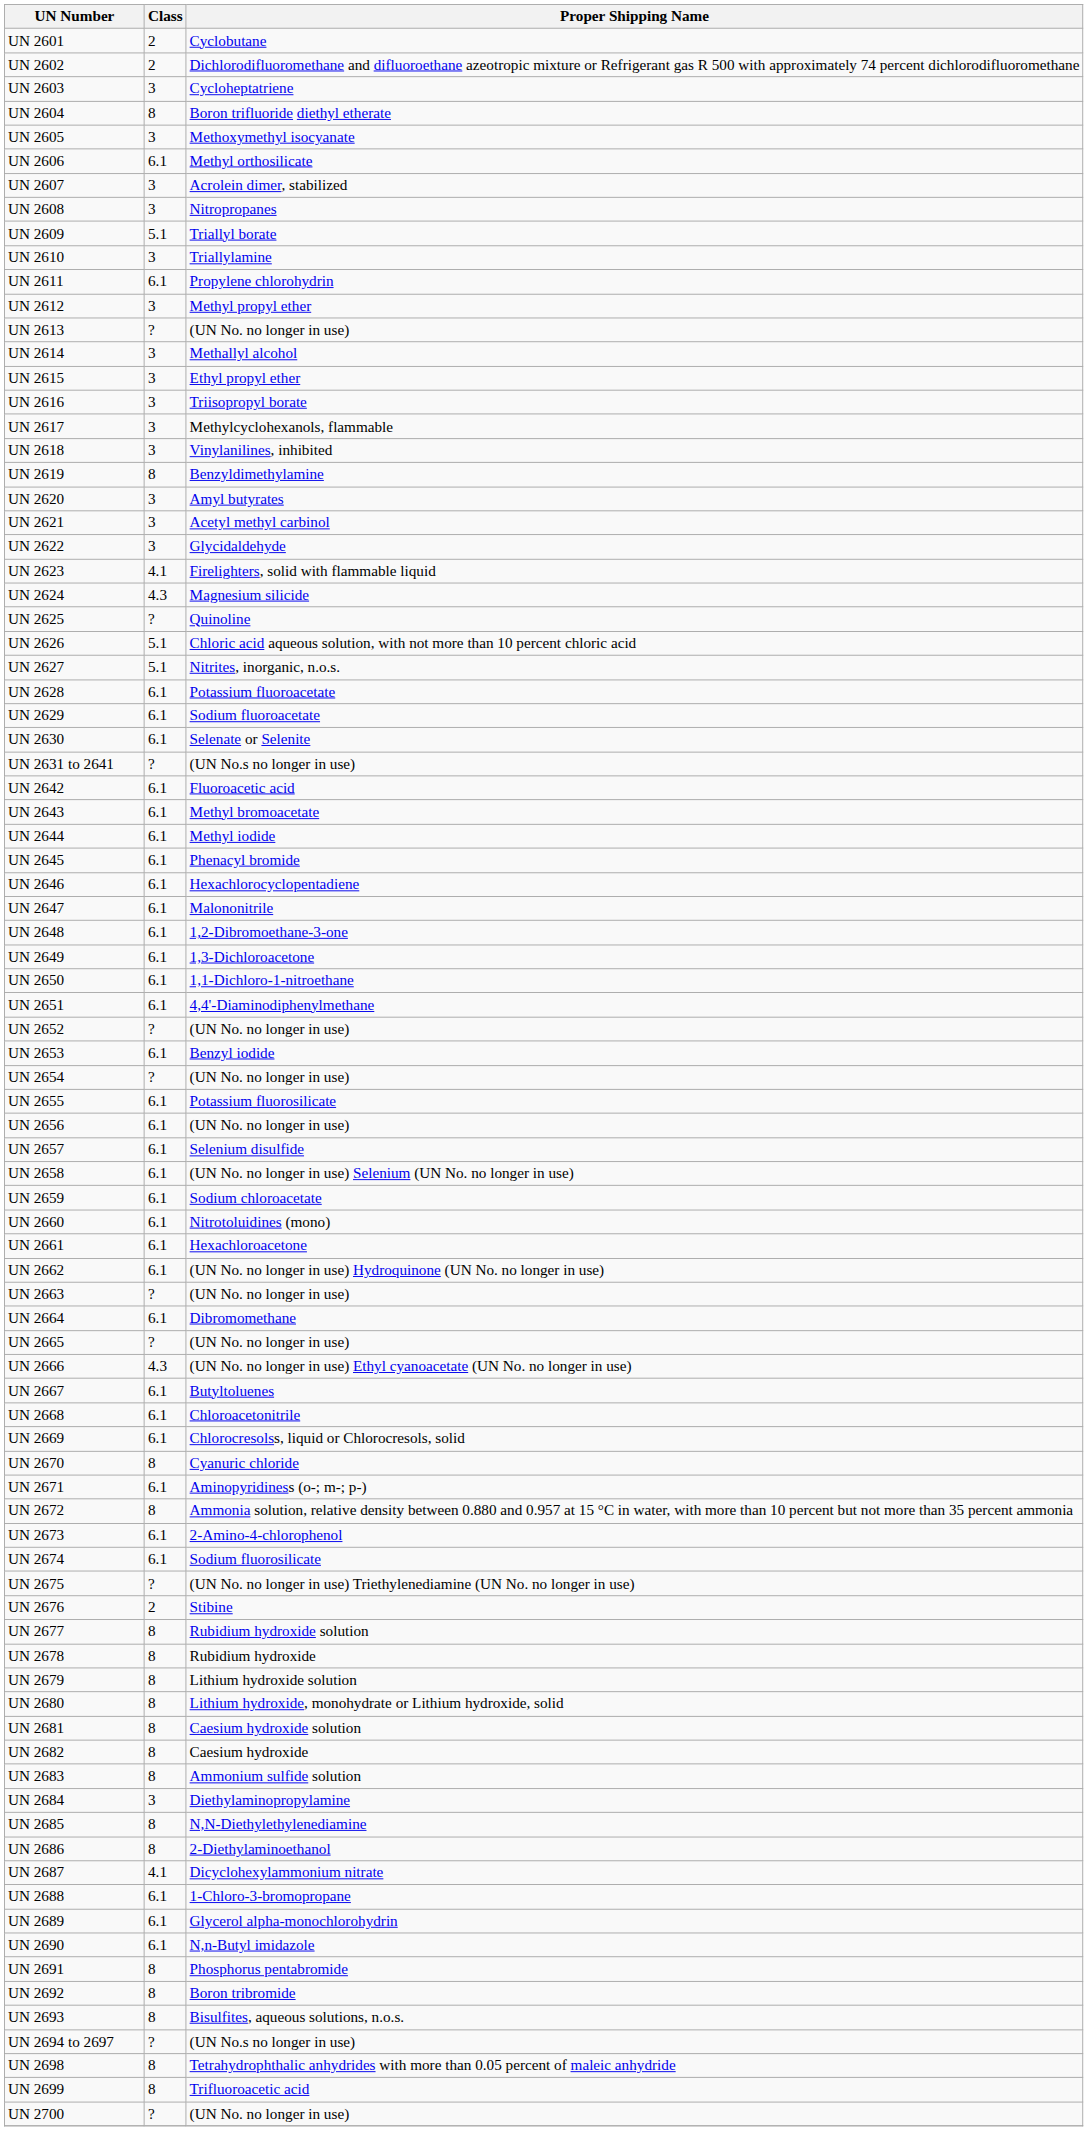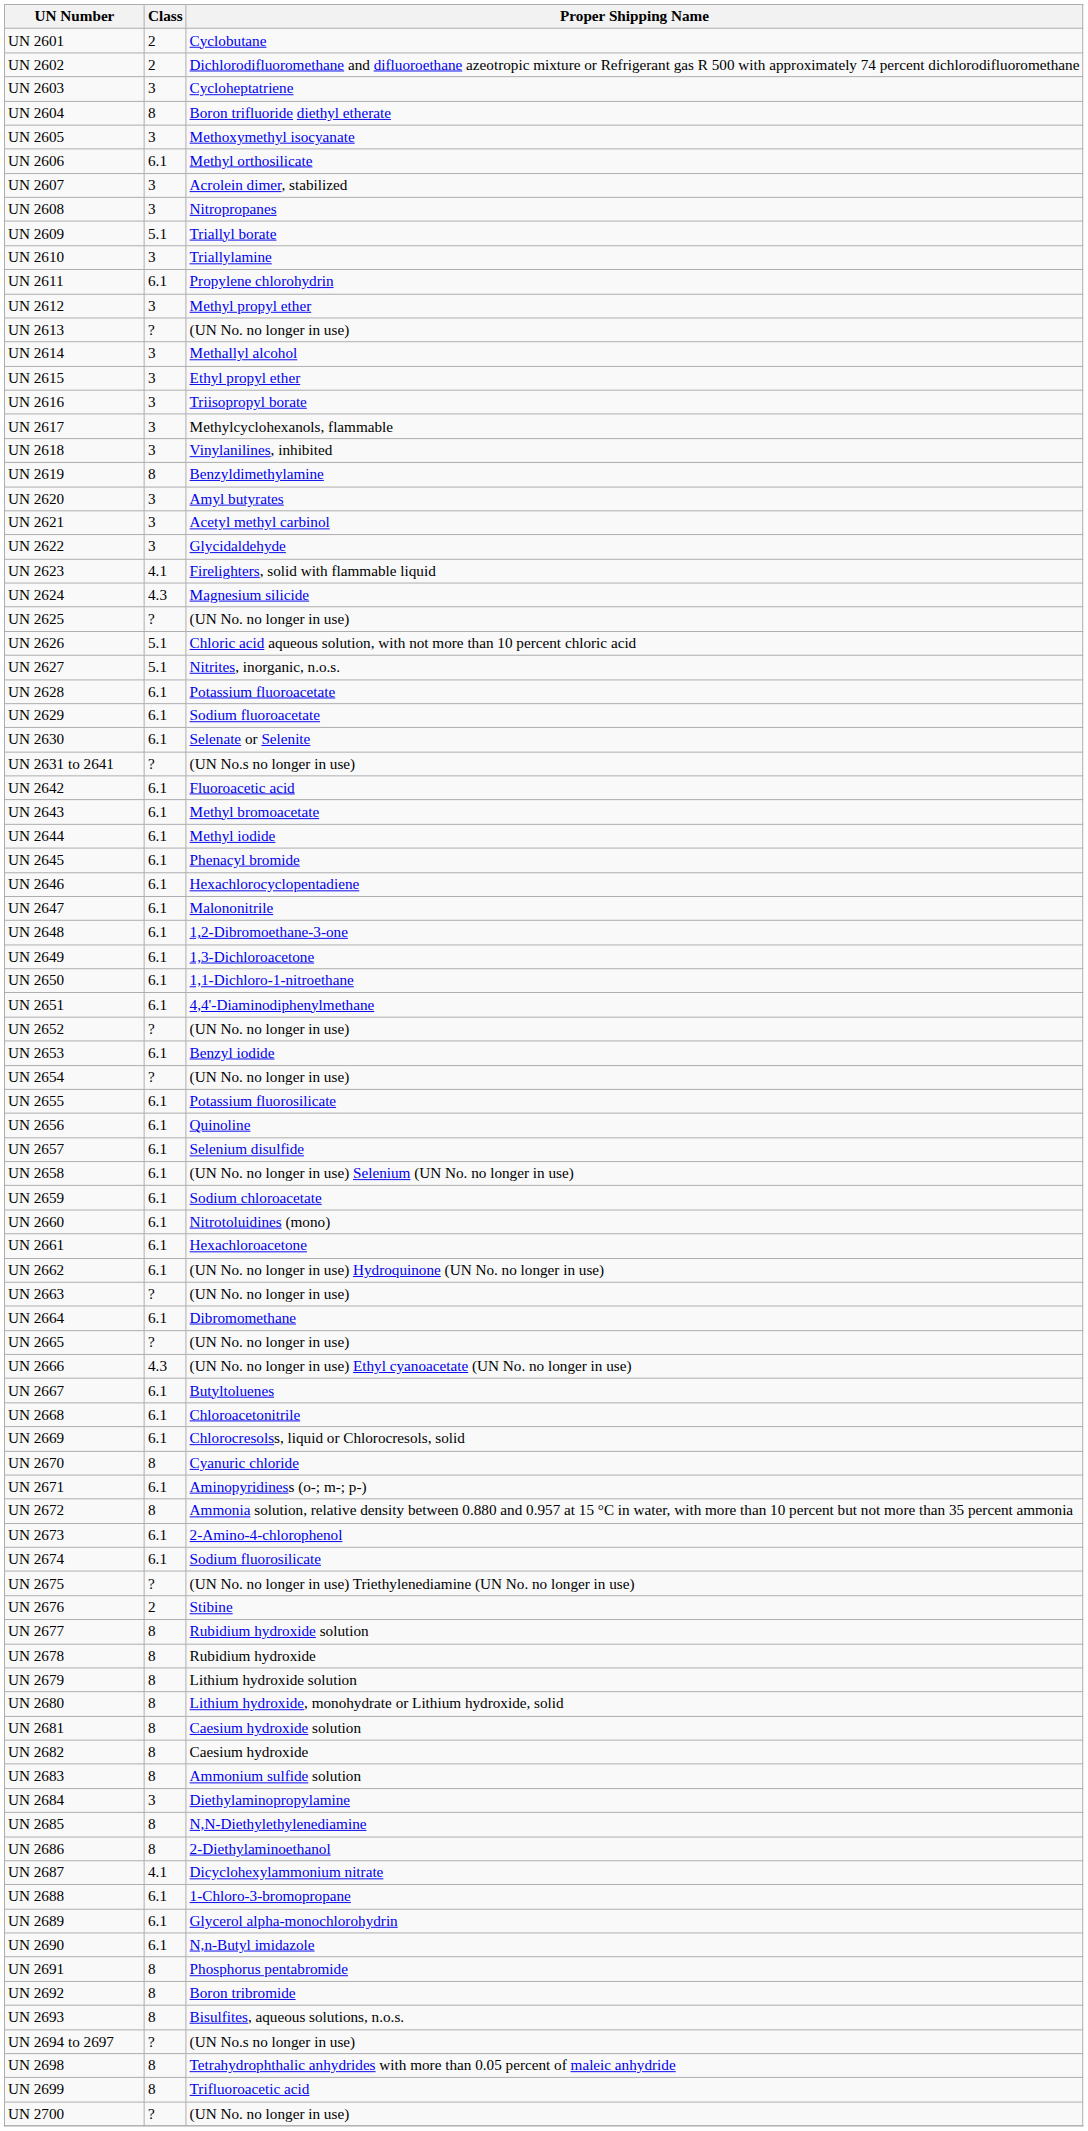(220, 619) Quinoline -> (269, 619) (UN No. no longer in use)
(269, 1125) (UN No. no longer in use) -> (220, 1125) Quinoline
